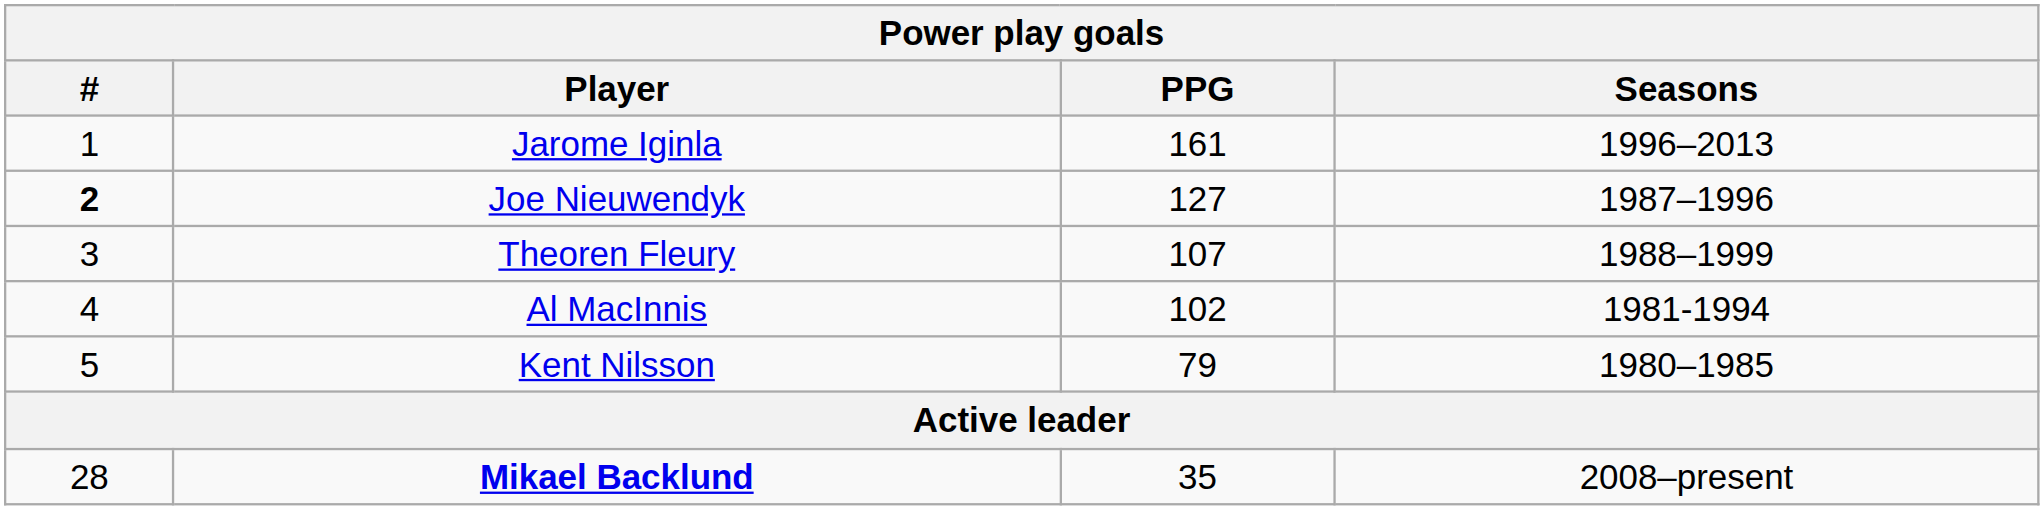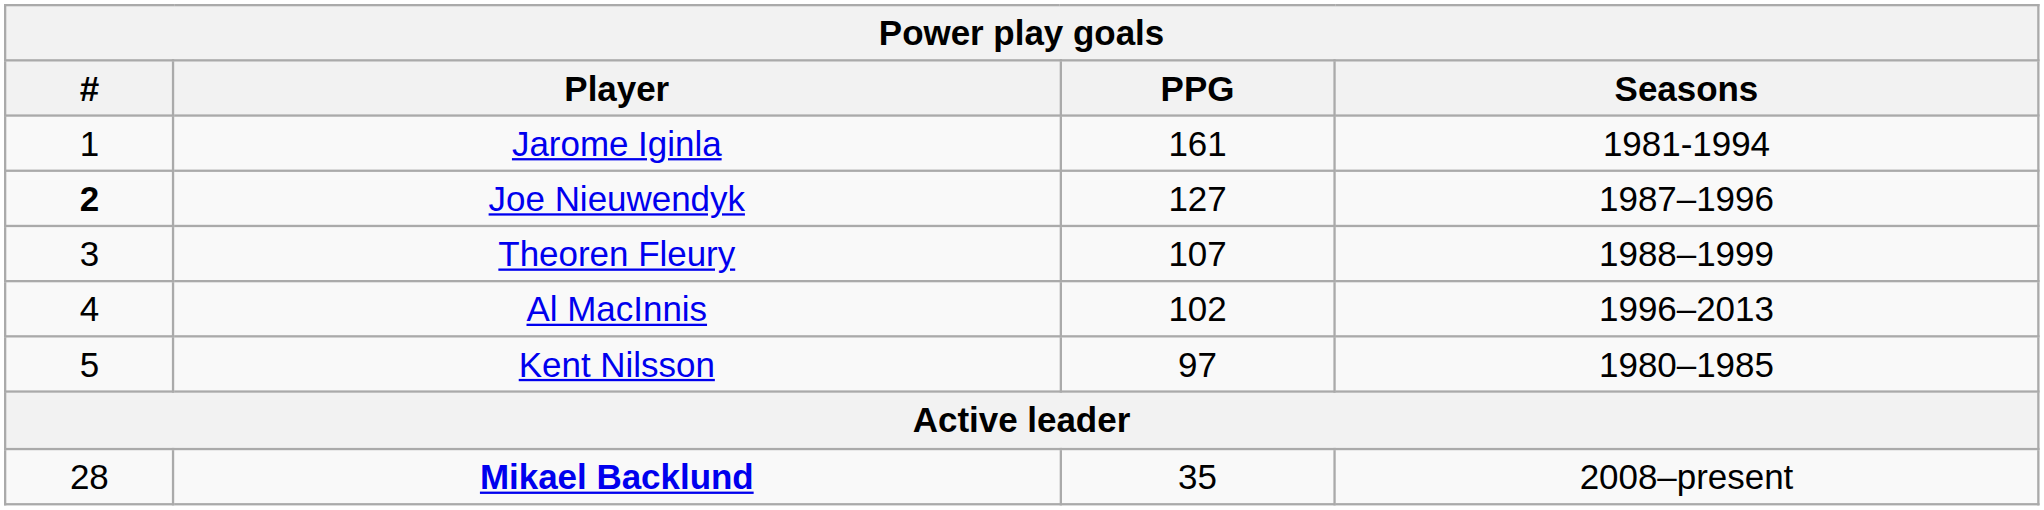(1686, 144) 1996–2013 -> (1686, 144) 1981-1994
(1686, 310) 1981-1994 -> (1686, 310) 1996–2013
(1198, 365) 79 -> (1198, 365) 97
